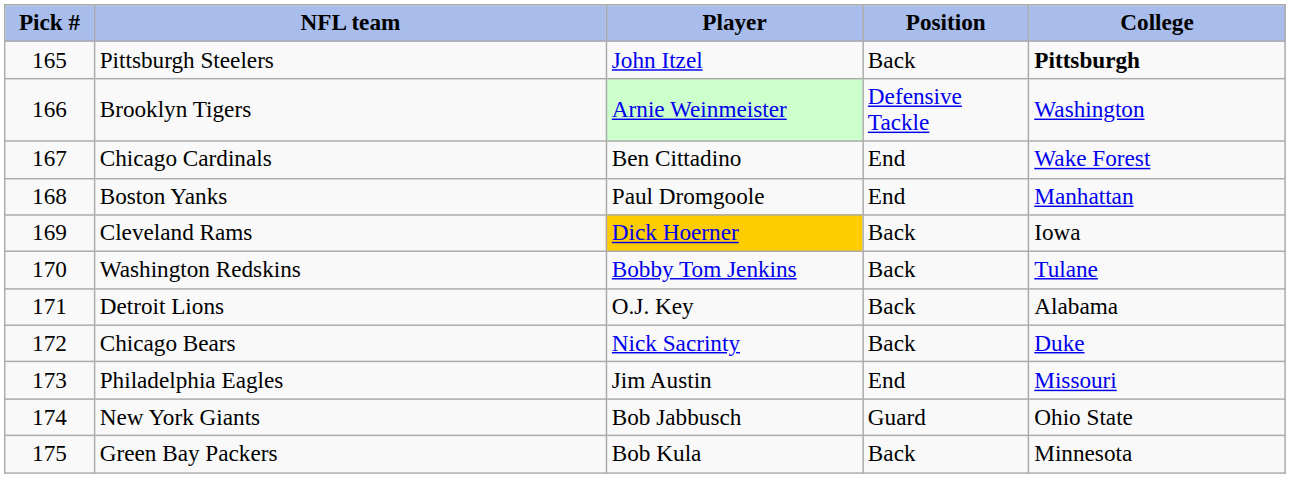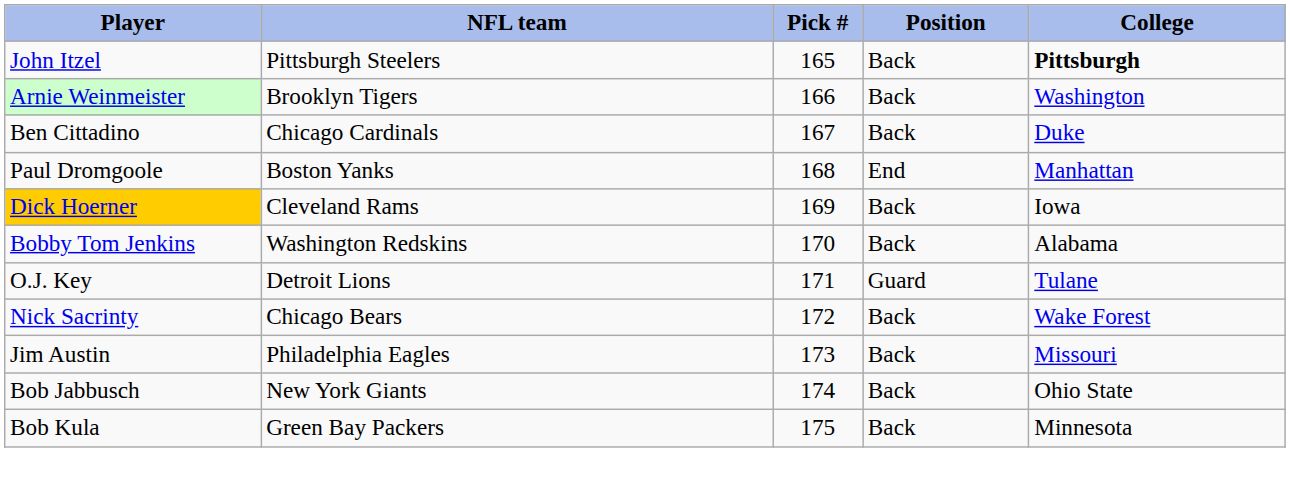columns swapped: (50, 22) <-> (734, 22)
(915, 109) Defensive Tackle -> (892, 96) Back
(887, 159) End -> (892, 133) Back
(1092, 159) Wake Forest -> (1059, 133) Duke
(1066, 269) Tulane -> (1076, 243) Alabama
(892, 306) Back -> (897, 280) Guard
(1076, 306) Alabama -> (1066, 280) Tulane
(1059, 343) Duke -> (1092, 317) Wake Forest
(887, 380) End -> (892, 354) Back
(897, 416) Guard -> (892, 390) Back
